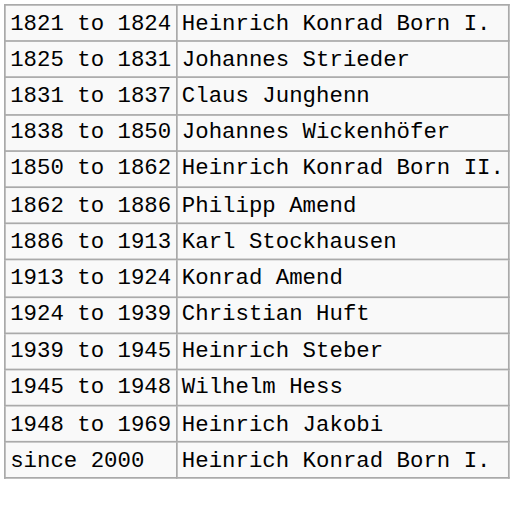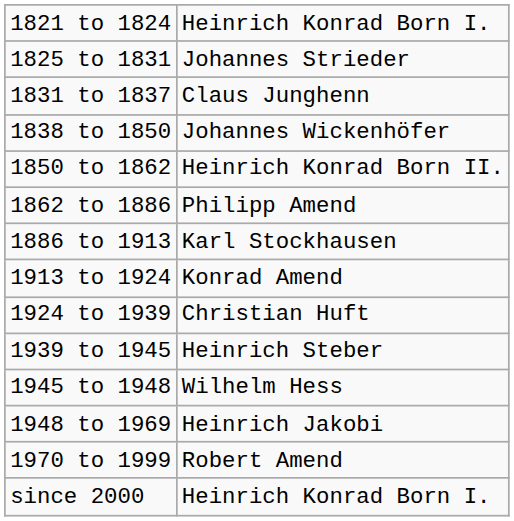+ row: (91, 460)
